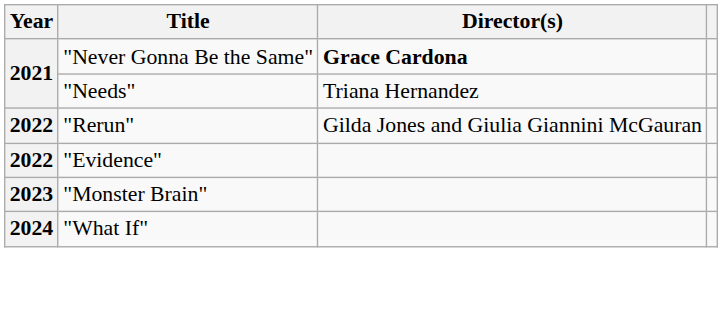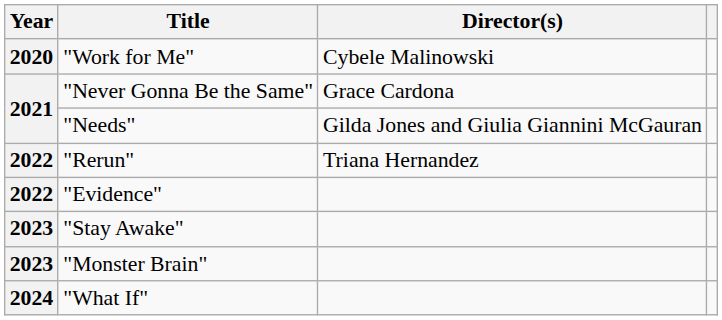+ row: (129, 56)
(395, 56) bold -> (389, 90) normal
(401, 90) Triana Hernandez -> (513, 125) Gilda Jones and Giulia Giannini McGauran
(513, 125) Gilda Jones and Giulia Giannini McGauran -> (401, 159) Triana Hernandez
+ row: (123, 228)
